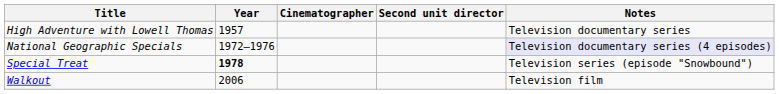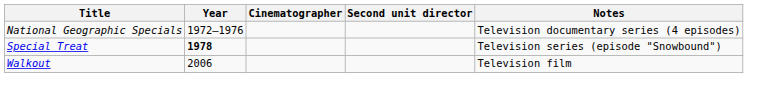- row: (110, 30)
(640, 47) lavender background -> (609, 30) no background
